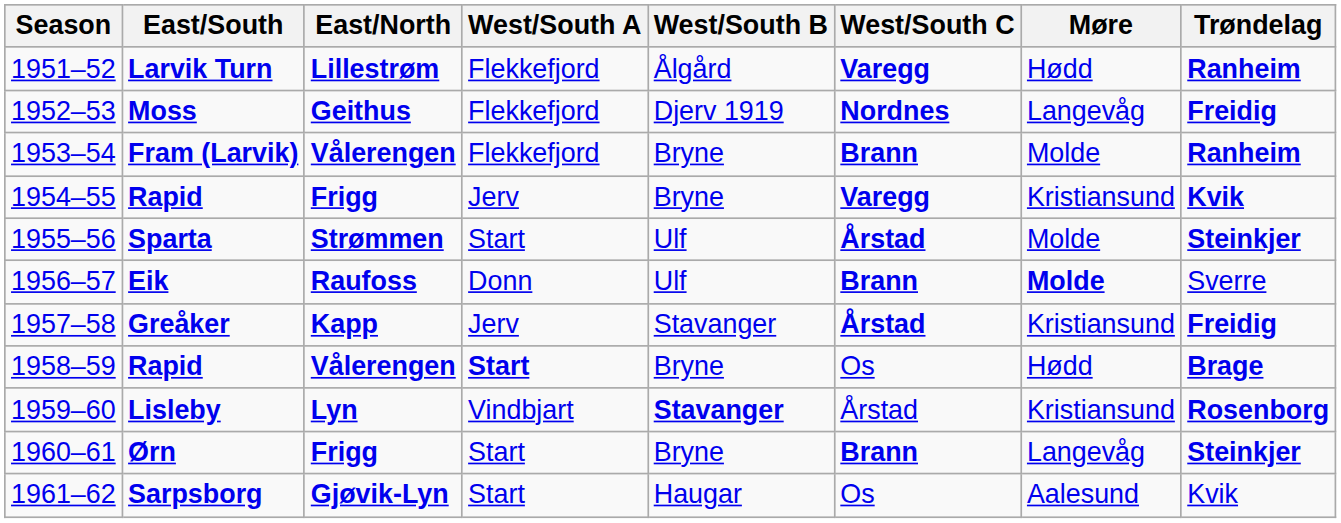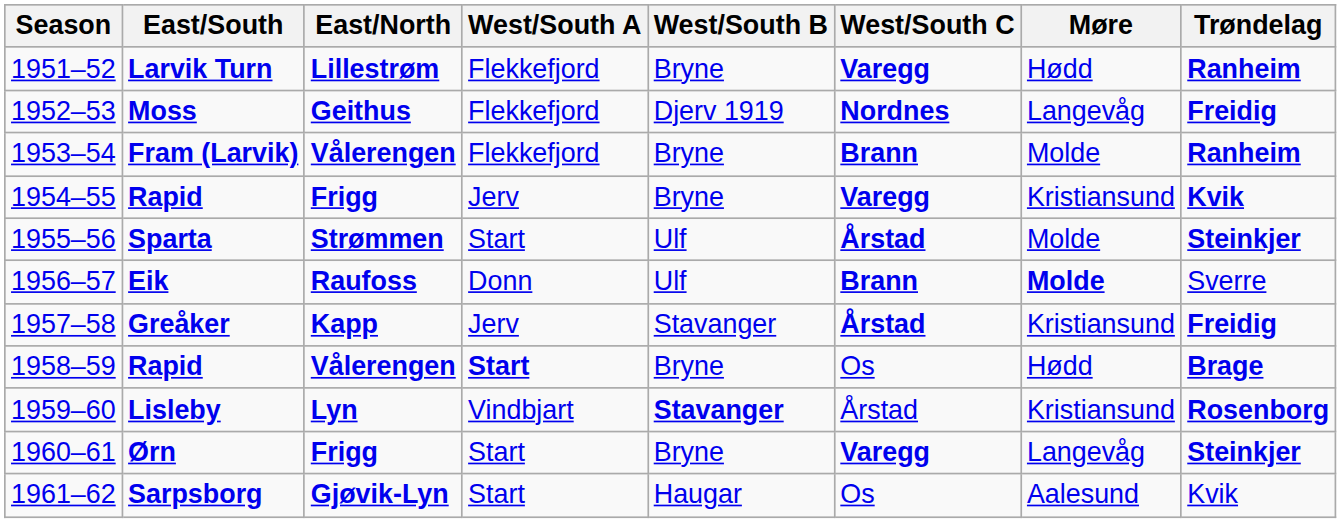(693, 68) Ålgård -> (689, 68) Bryne
(879, 452) Brann -> (885, 452) Varegg
